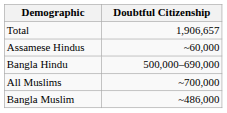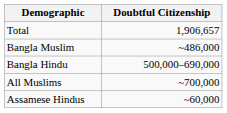rows swapped: (41, 99) <-> (46, 47)
